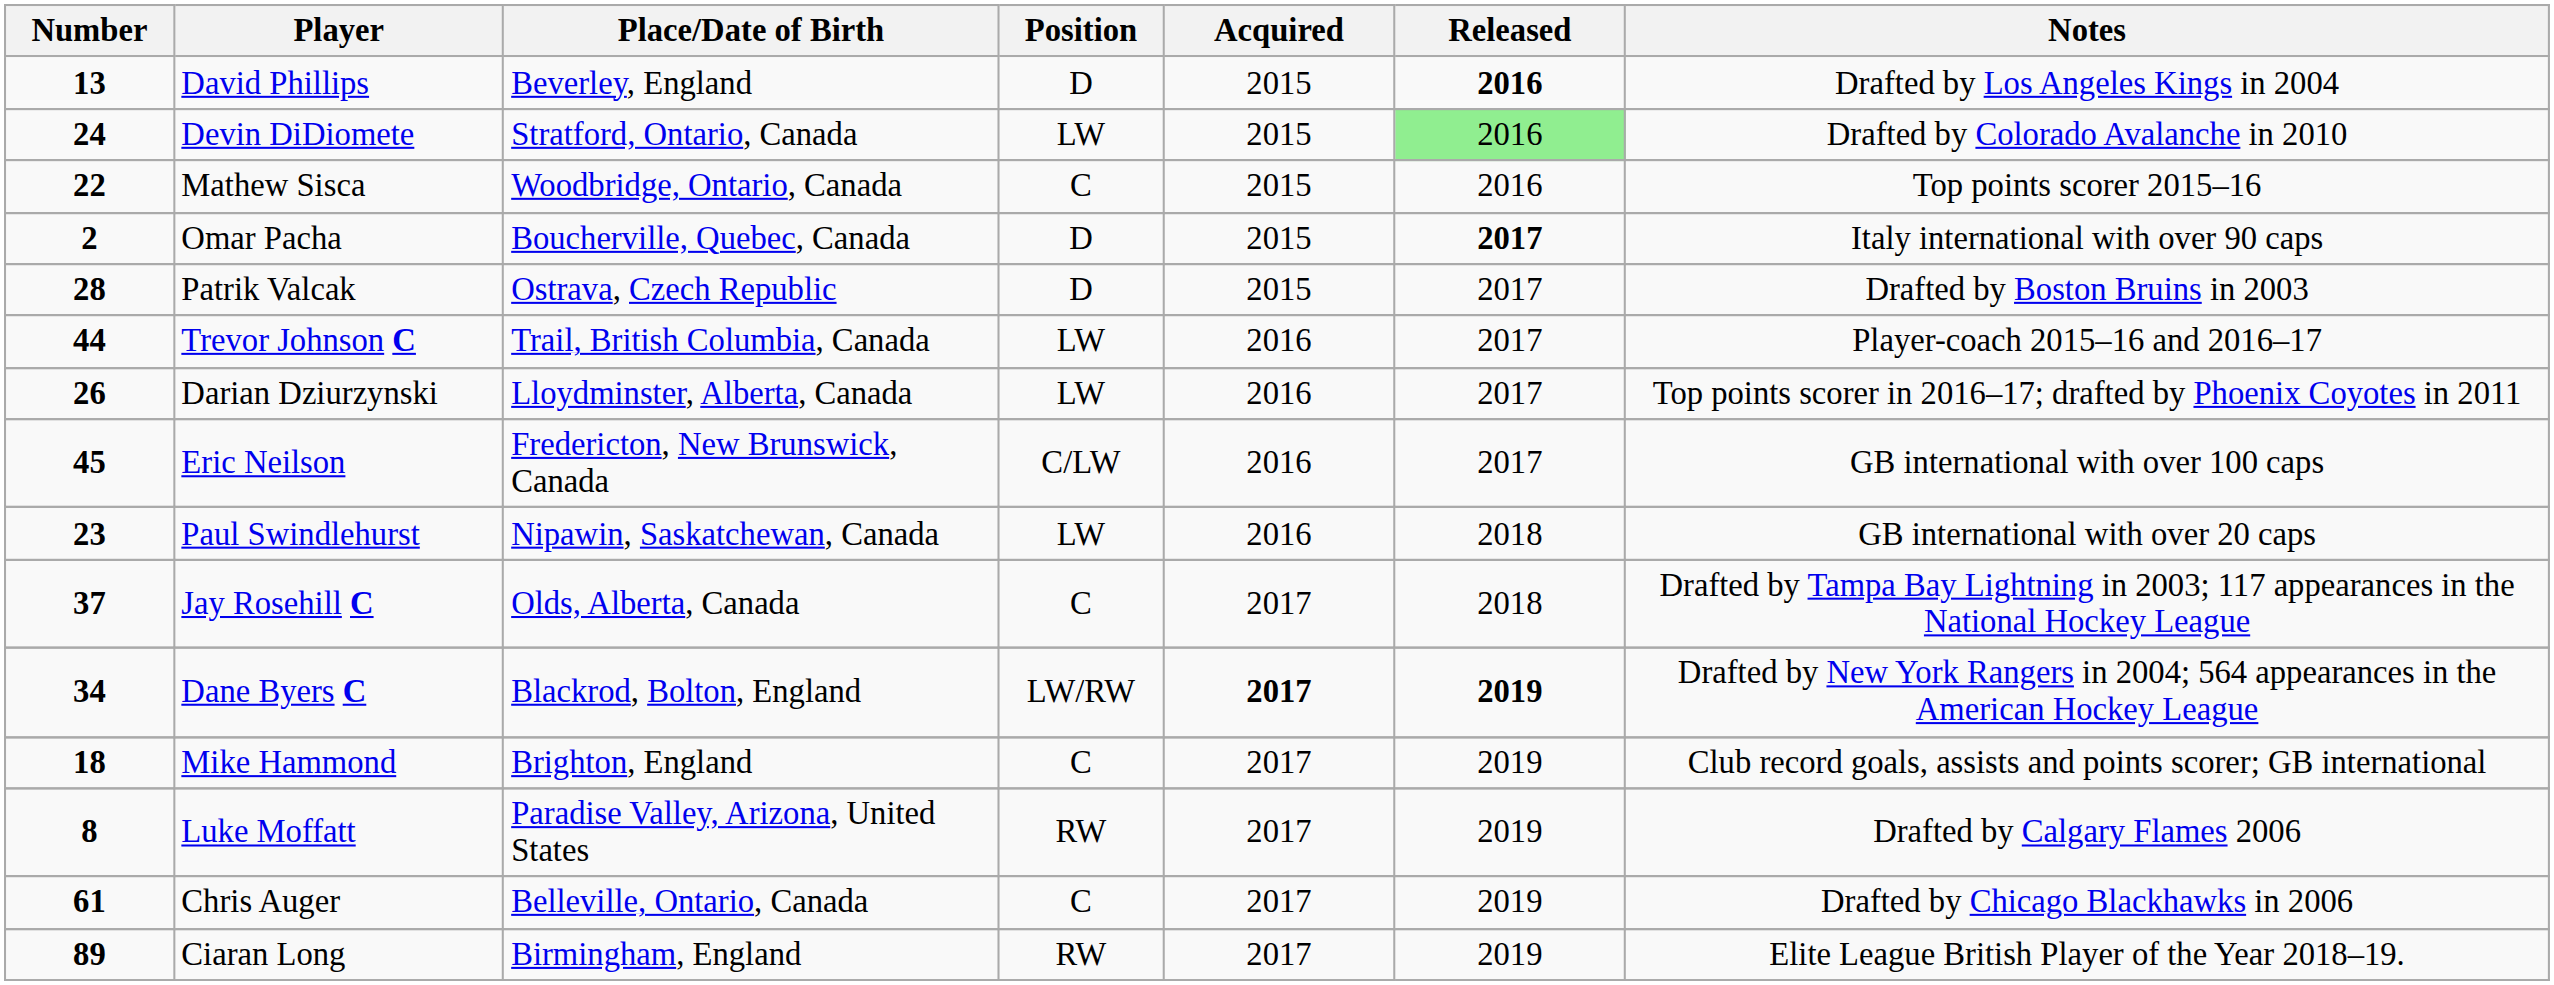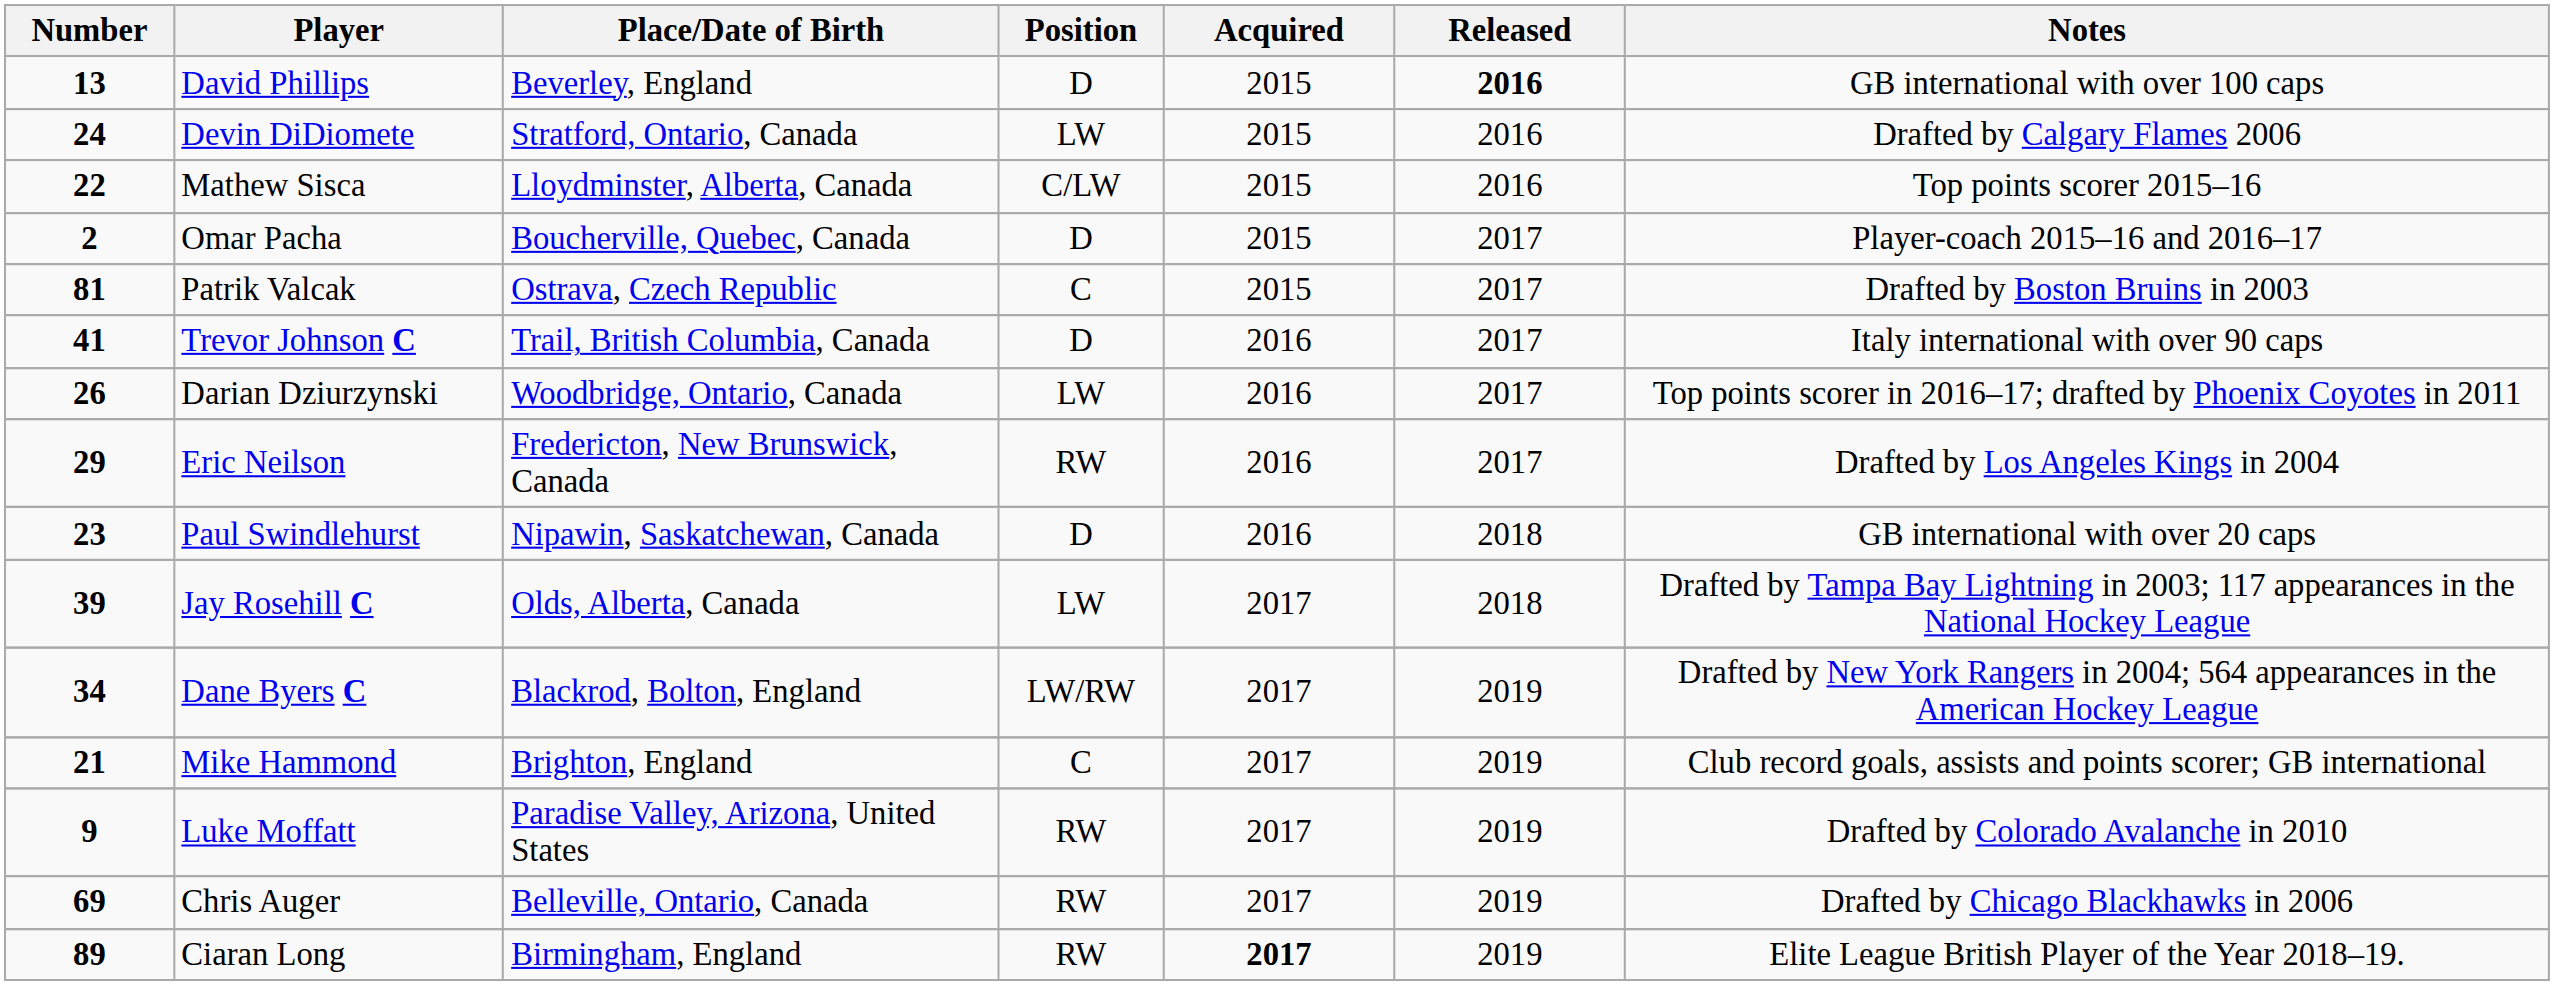(2087, 82) Drafted by Los Angeles Kings in 2004 -> (2087, 82) GB international with over 100 caps
(1510, 133) lightgreen background -> (1510, 133) no background
(2087, 133) Drafted by Colorado Avalanche in 2010 -> (2087, 133) Drafted by Calgary Flames 2006
(707, 185) Woodbridge, Ontario, Canada -> (712, 185) Lloydminster, Alberta, Canada
(1081, 185) C -> (1081, 185) C/LW
(1510, 237) bold -> (1510, 237) normal
(2087, 237) Italy international with over 90 caps -> (2087, 237) Player-coach 2015–16 and 2016–17
(89, 289) 28 -> (89, 289) 81
(1081, 289) D -> (1081, 289) C
(89, 340) 44 -> (89, 340) 41
(1081, 340) LW -> (1081, 340) D
(2087, 340) Player-coach 2015–16 and 2016–17 -> (2087, 340) Italy international with over 90 caps
(712, 392) Lloydminster, Alberta, Canada -> (707, 392) Woodbridge, Ontario, Canada
(89, 462) 45 -> (89, 462) 29
(1081, 462) C/LW -> (1081, 462) RW
(2087, 462) GB international with over 100 caps -> (2087, 462) Drafted by Los Angeles Kings in 2004
(1081, 532) LW -> (1081, 532) D
(89, 603) 37 -> (89, 603) 39
(1081, 603) C -> (1081, 603) LW
(1279, 691) bold -> (1279, 691) normal
(1510, 691) bold -> (1510, 691) normal
(89, 761) 18 -> (89, 761) 21
(89, 831) 8 -> (89, 831) 9
(2087, 831) Drafted by Calgary Flames 2006 -> (2087, 831) Drafted by Colorado Avalanche in 2010
(89, 901) 61 -> (89, 901) 69
(1081, 901) C -> (1081, 901) RW
(1279, 953) normal -> (1279, 953) bold
